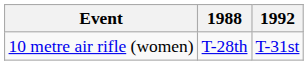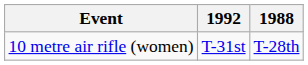columns swapped: (225, 18) <-> (277, 18)
